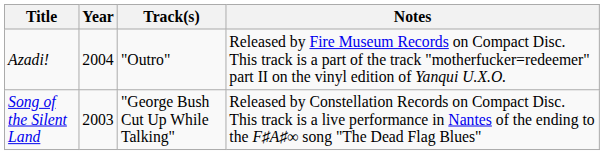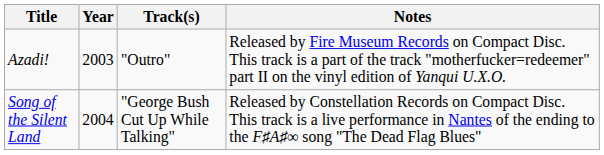(98, 59) 2004 -> (98, 59) 2003
(98, 119) 2003 -> (98, 119) 2004
